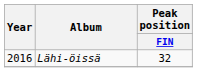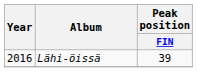(165, 58) 32 -> (165, 58) 39
